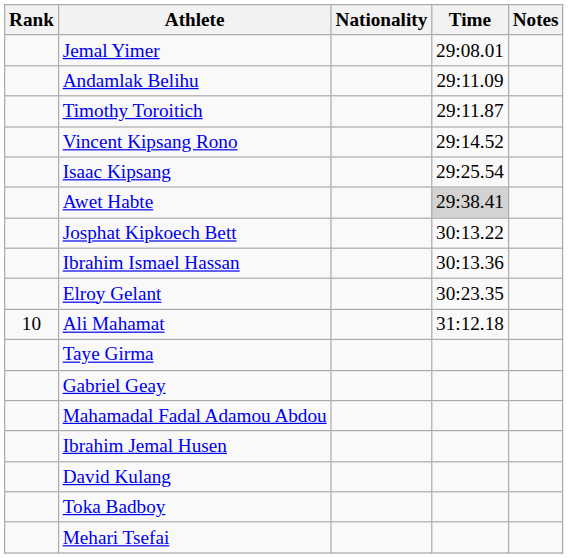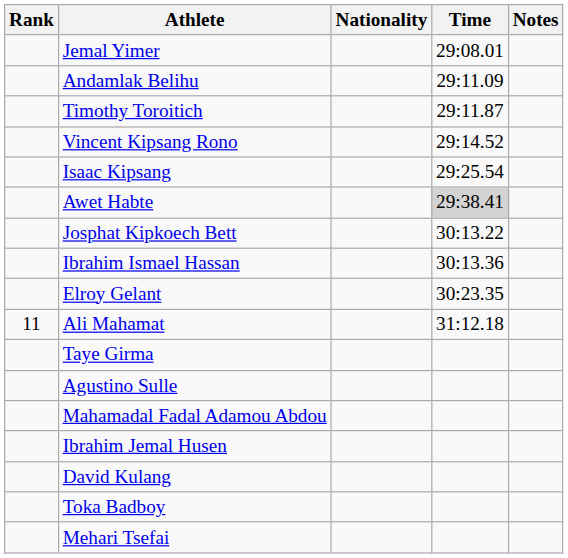(31, 324) 10 -> (31, 324) 11
- row: (114, 385)
+ row: (120, 385)
